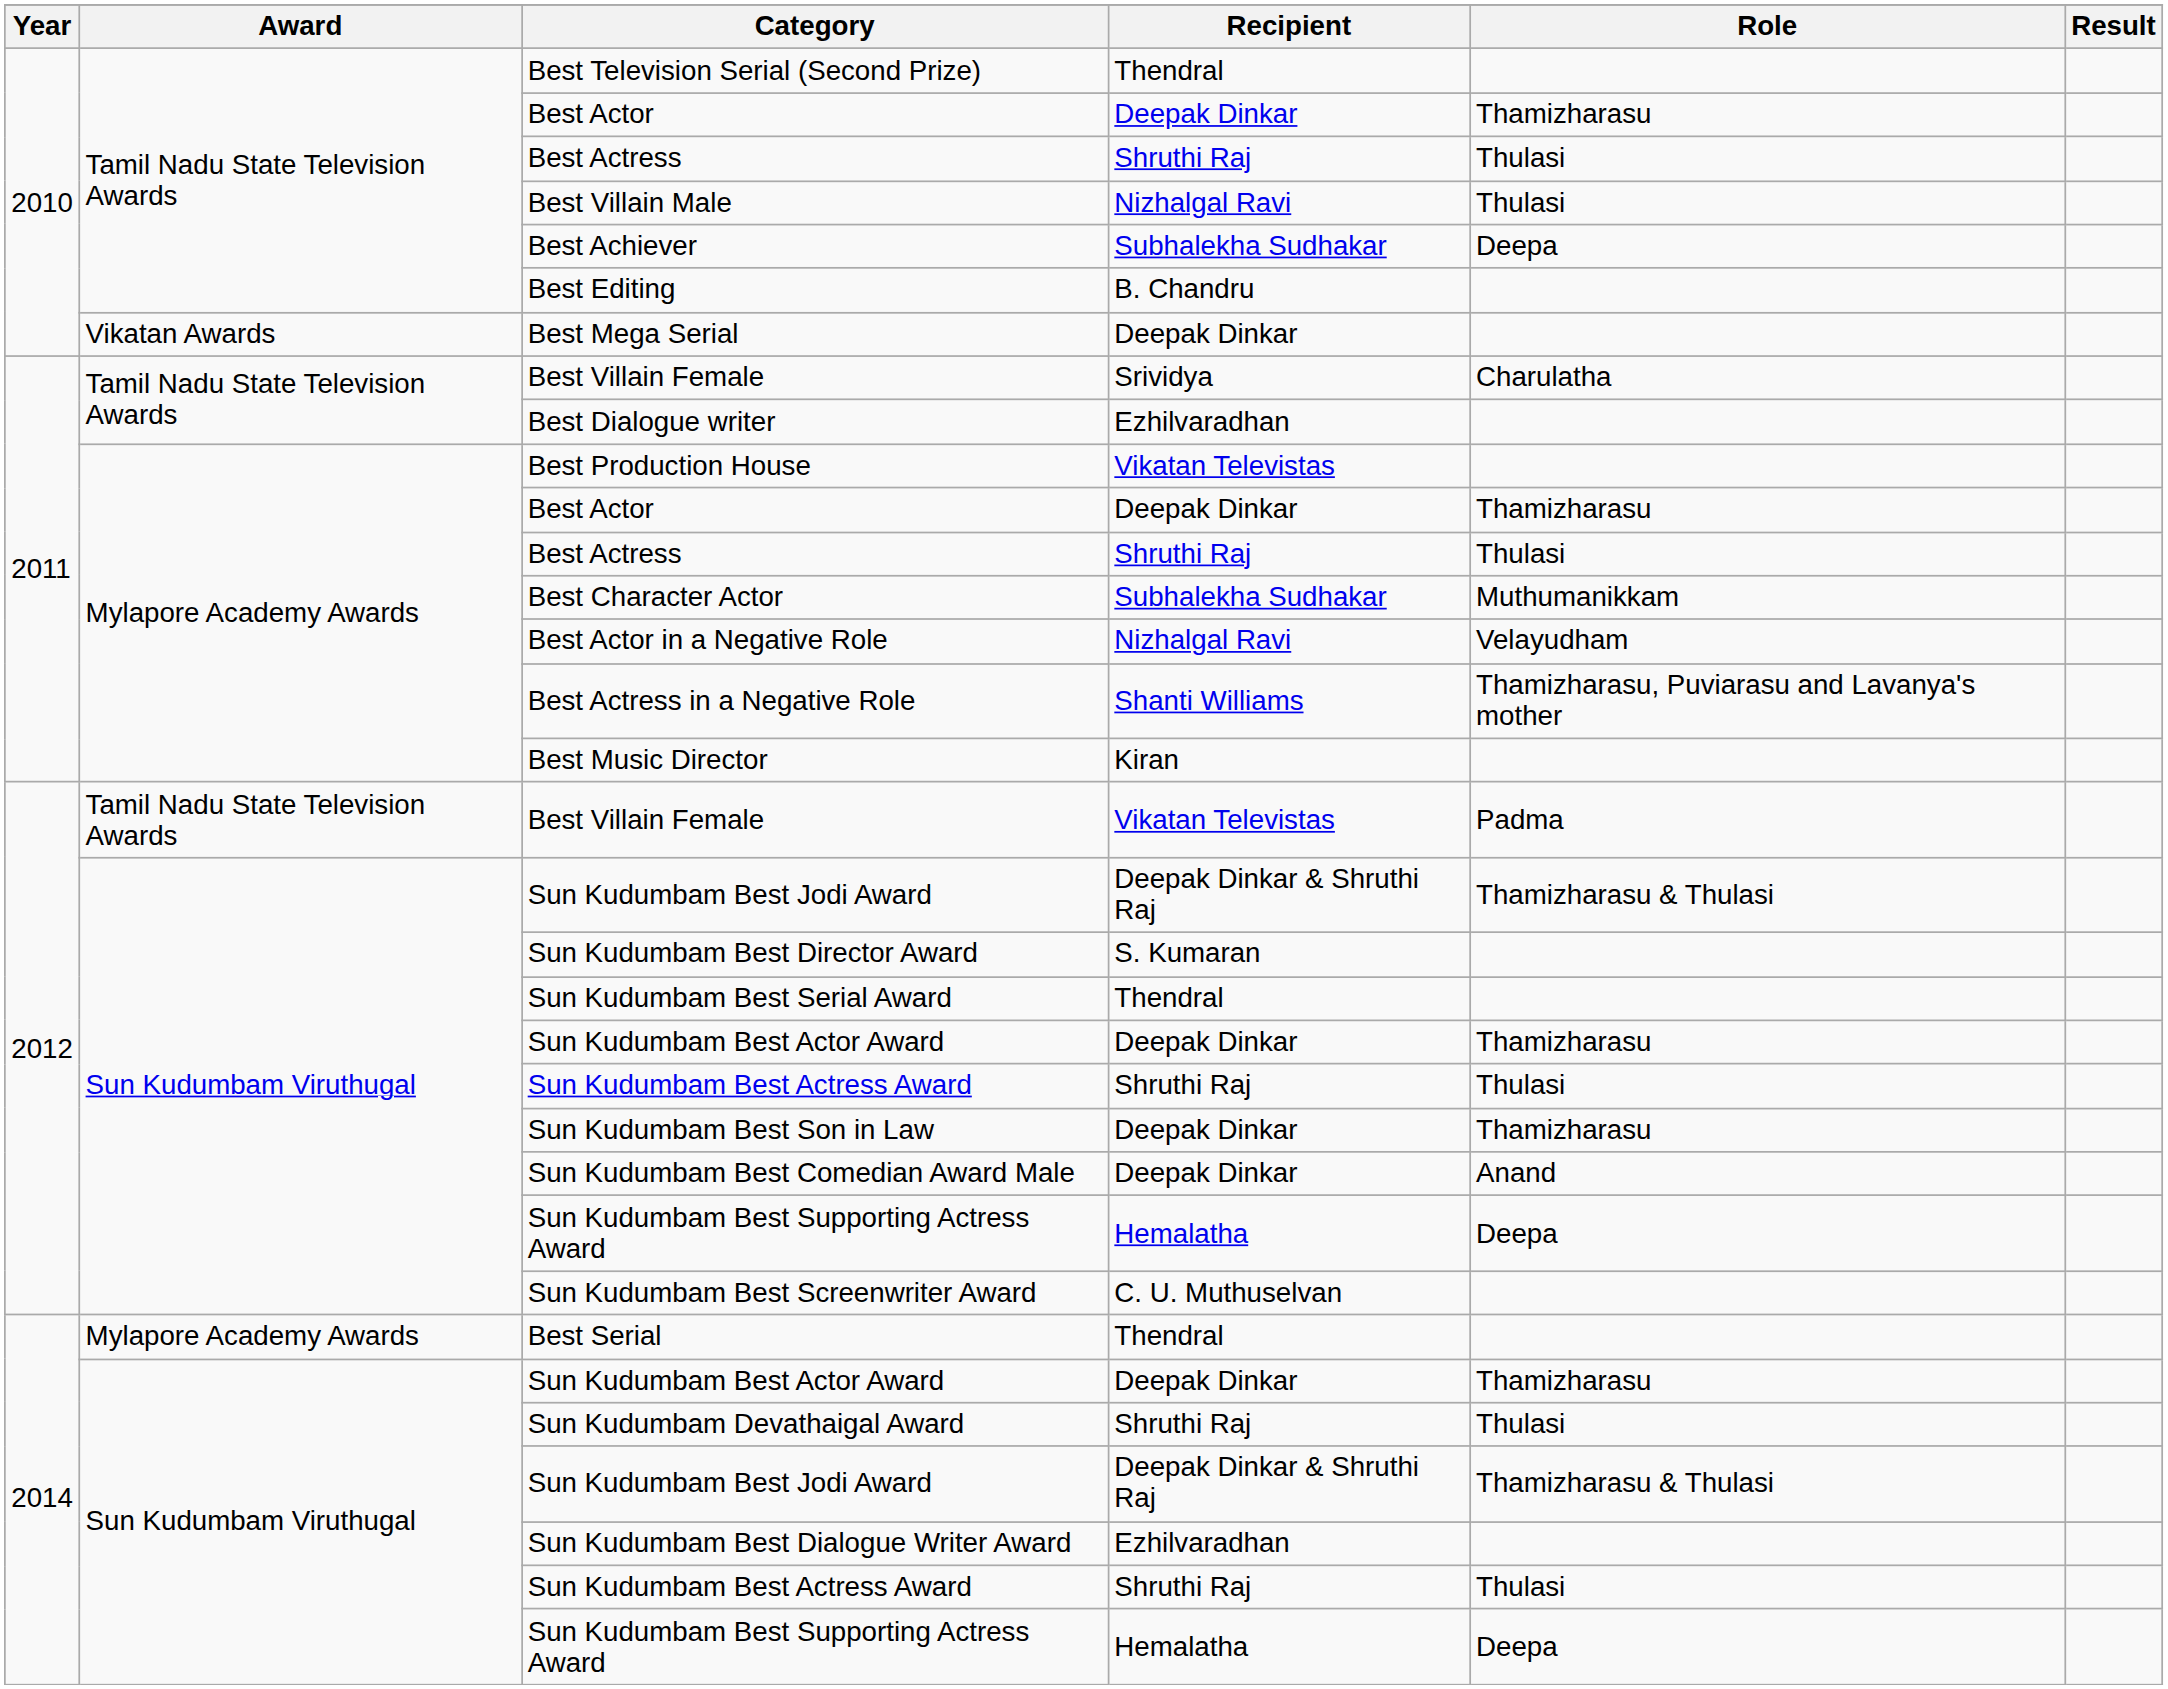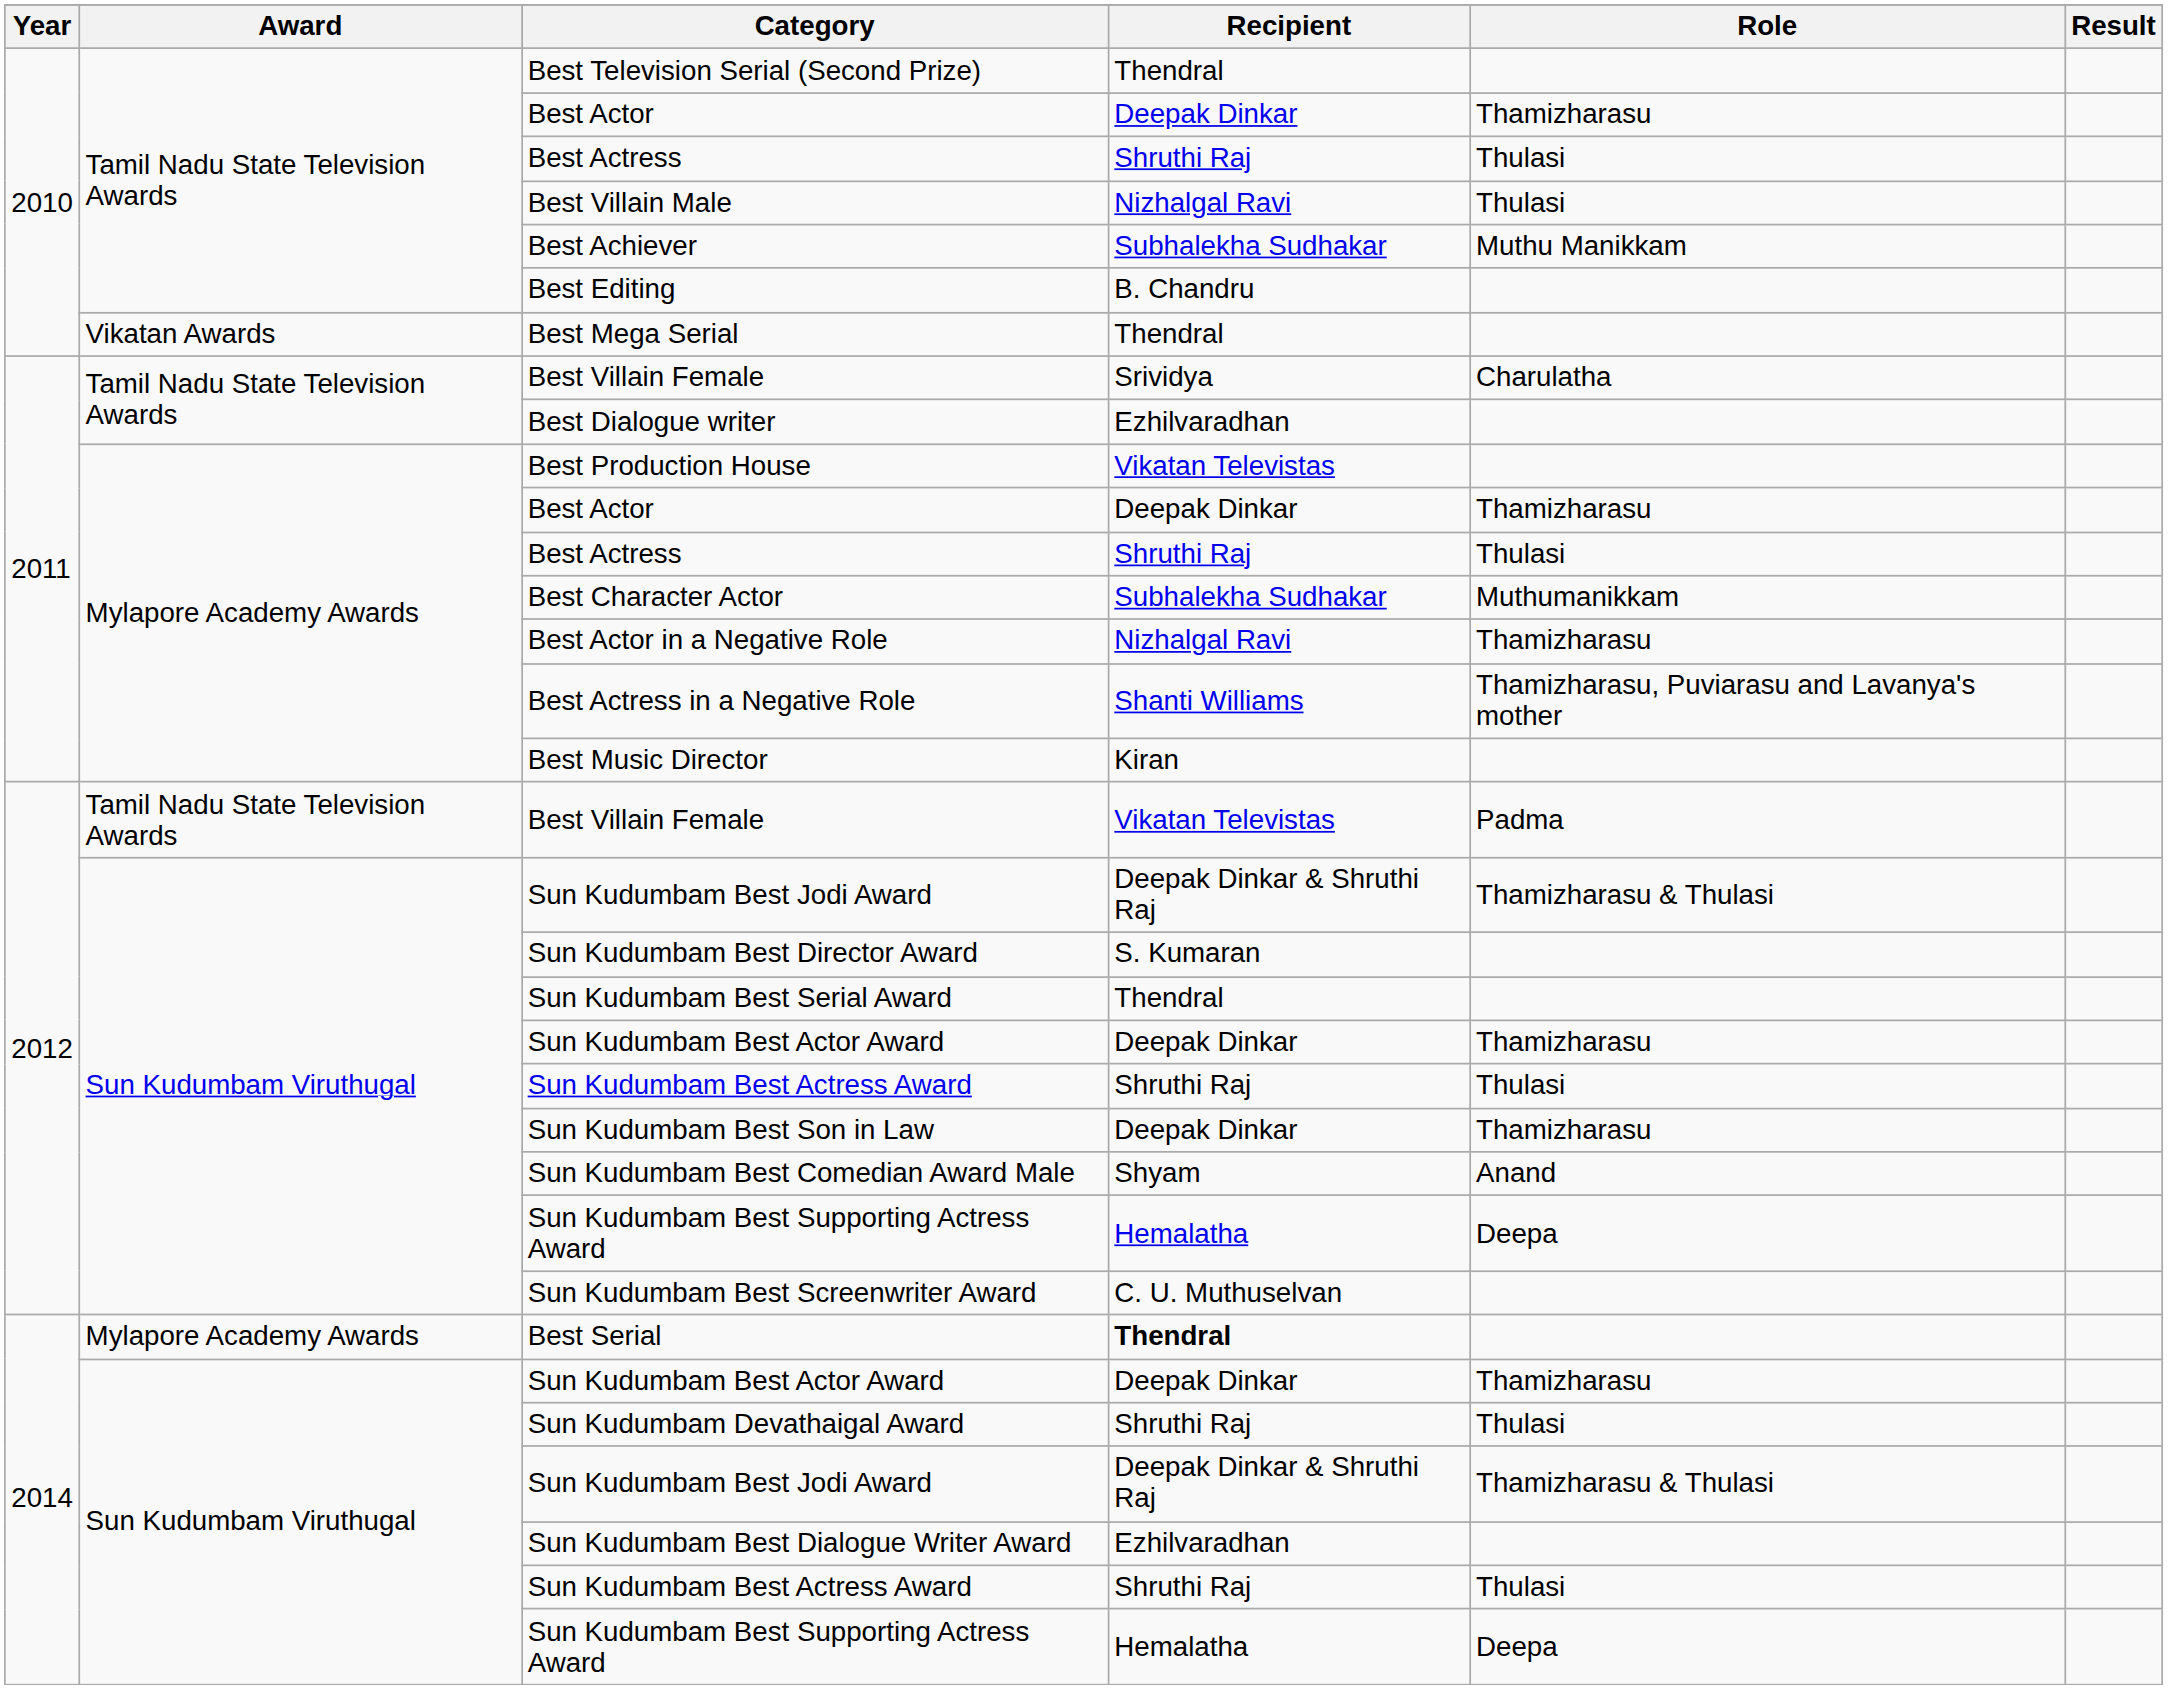(1517, 245) Deepa -> (1581, 245) Muthu Manikkam
(1206, 333) Deepak Dinkar -> (1169, 333) Thendral
(1552, 641) Velayudham -> (1564, 641) Thamizharasu
(1206, 1173) Deepak Dinkar -> (1157, 1173) Shyam
(1169, 1336) normal -> (1173, 1336) bold
